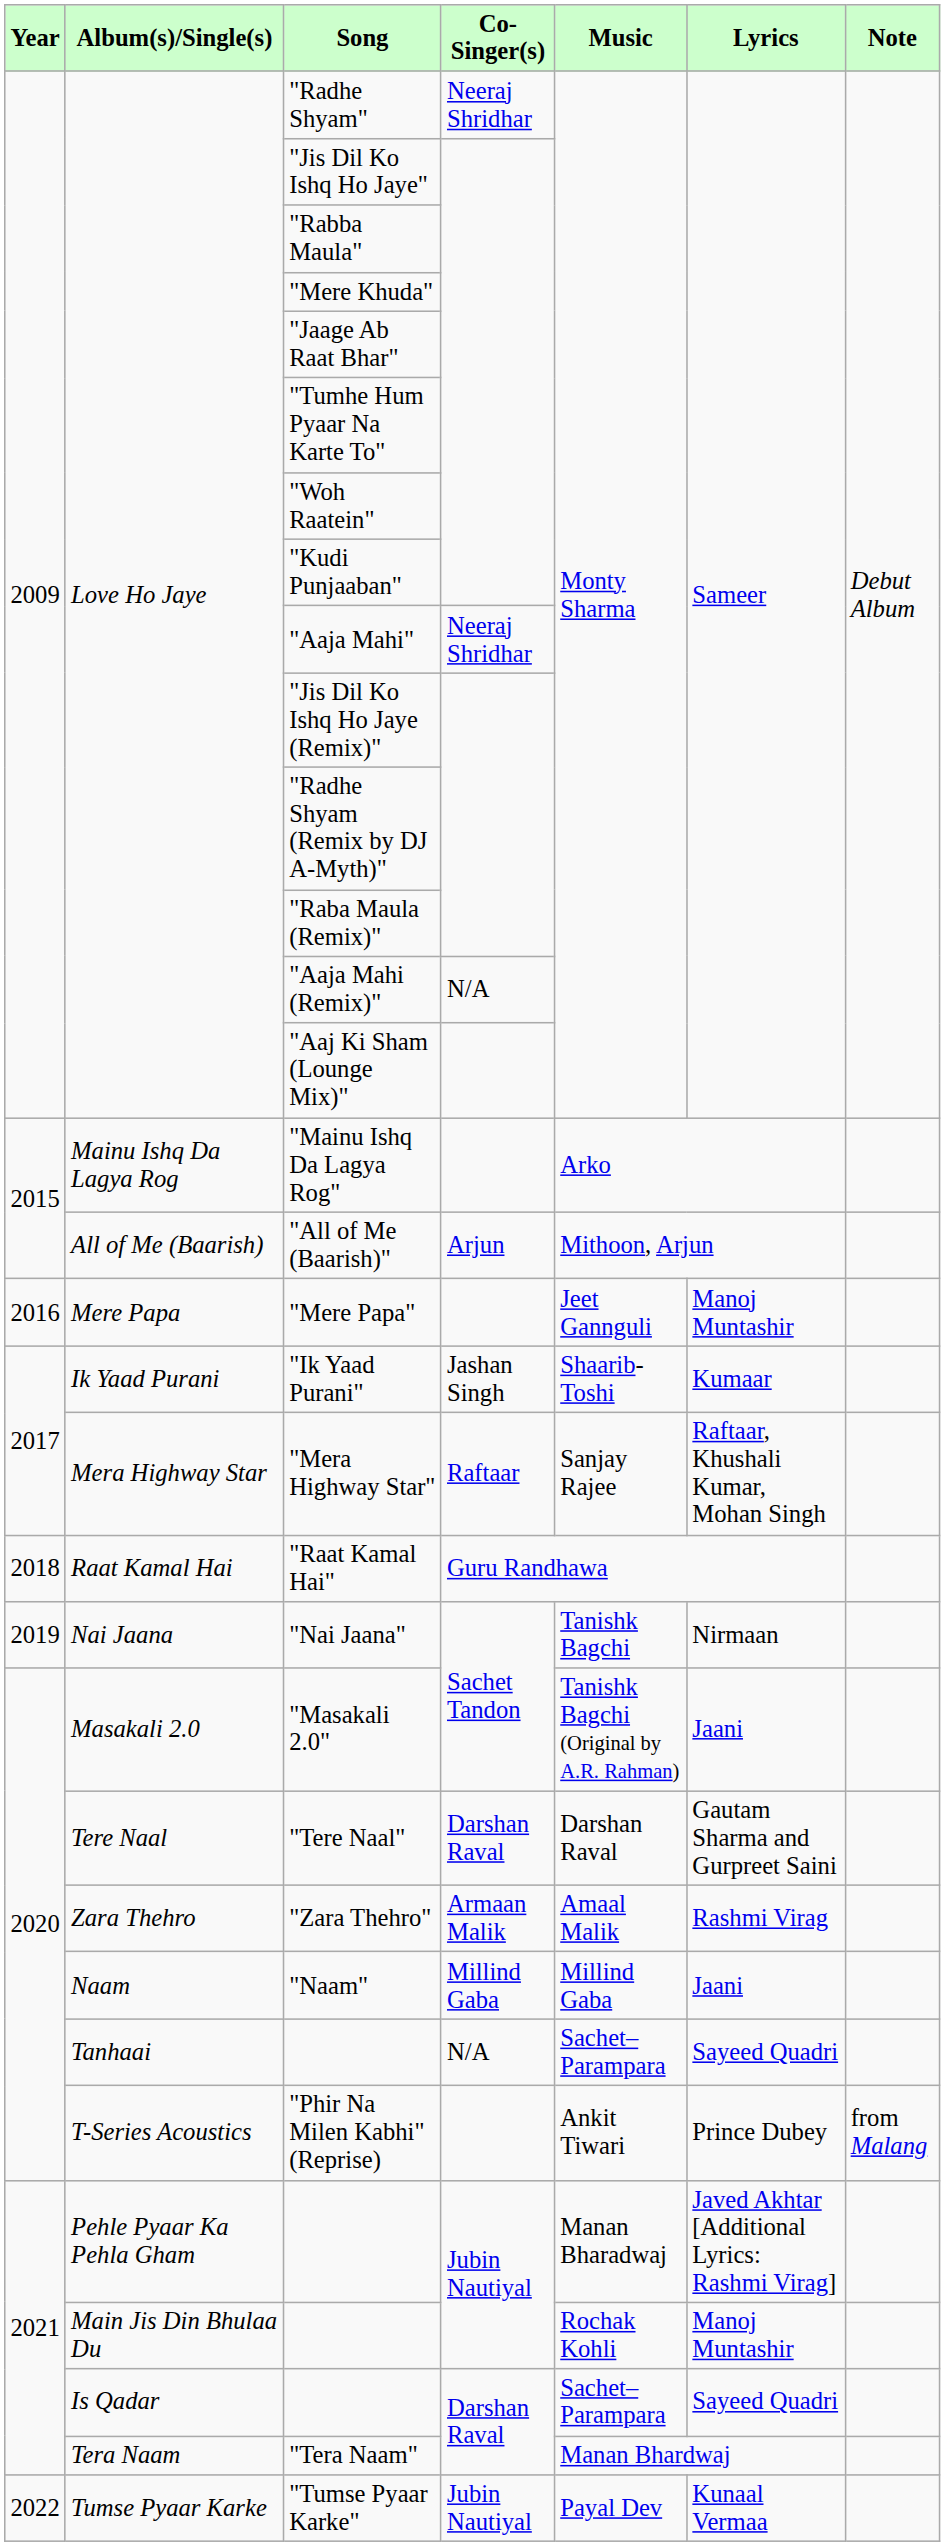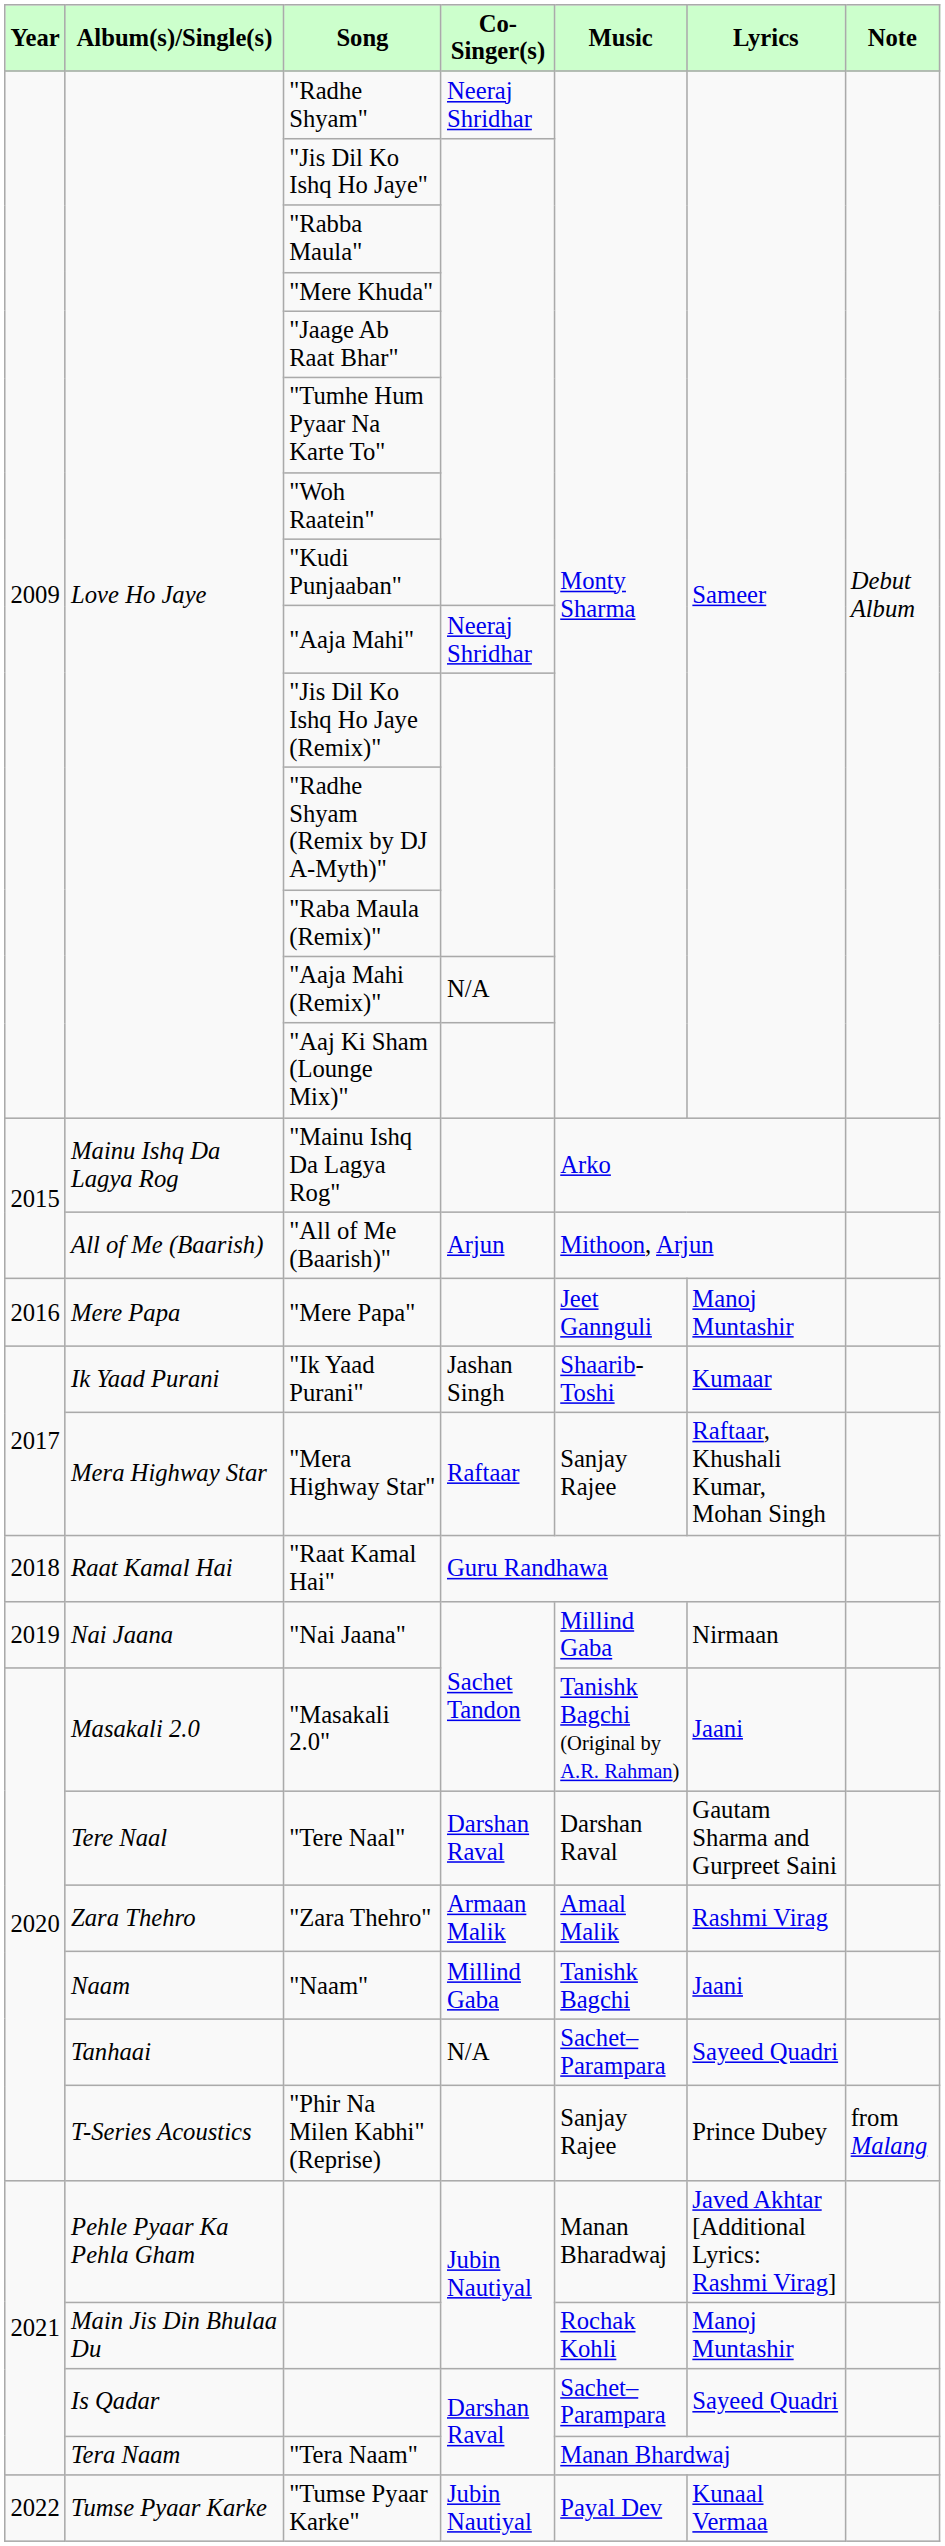(599, 1634) Tanishk Bagchi -> (597, 1634) Millind Gaba
(597, 1985) Millind Gaba -> (599, 1985) Tanishk Bagchi
(593, 2132) Ankit Tiwari -> (594, 2132) Sanjay Rajee
